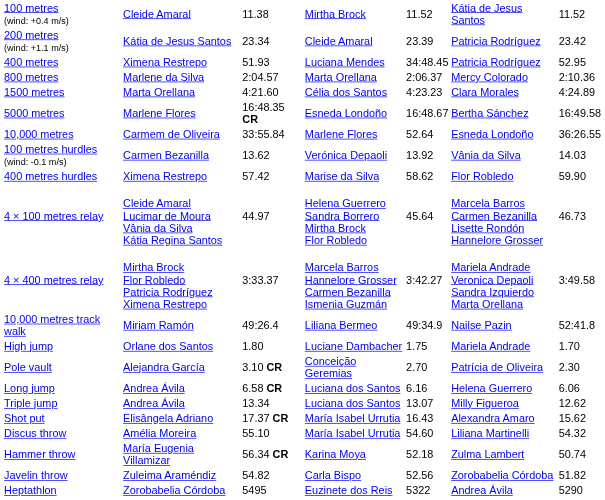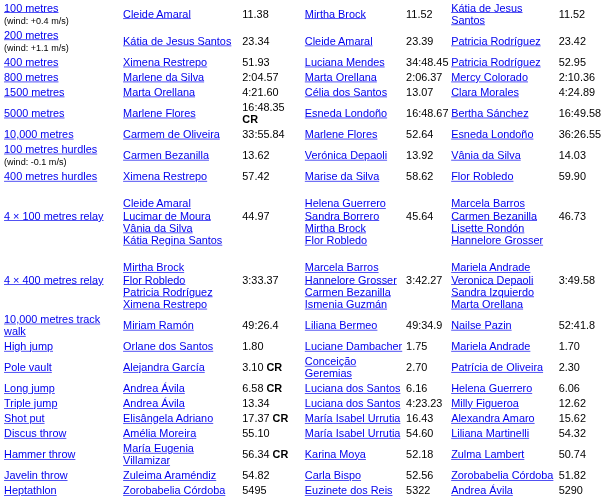(424, 92) 4:23.23 -> (420, 92) 13.07
(420, 404) 13.07 -> (424, 404) 4:23.23
